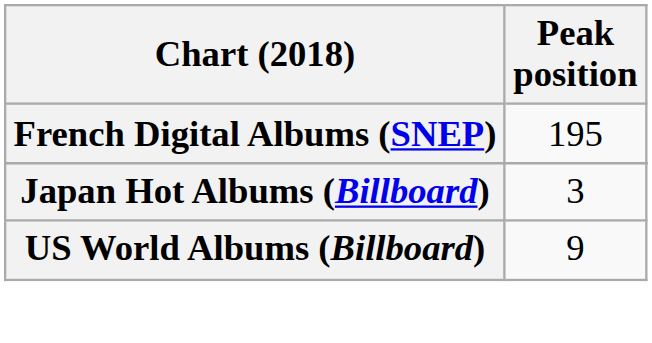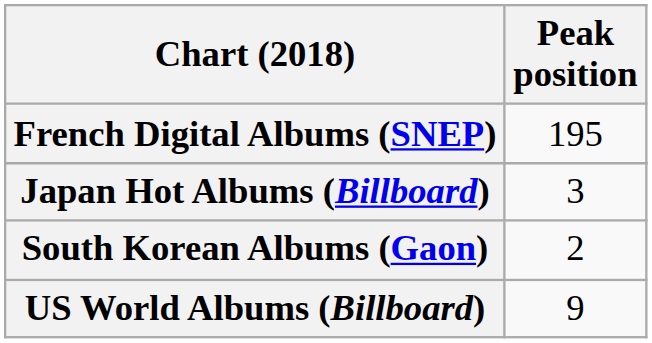+ row: (255, 249)
